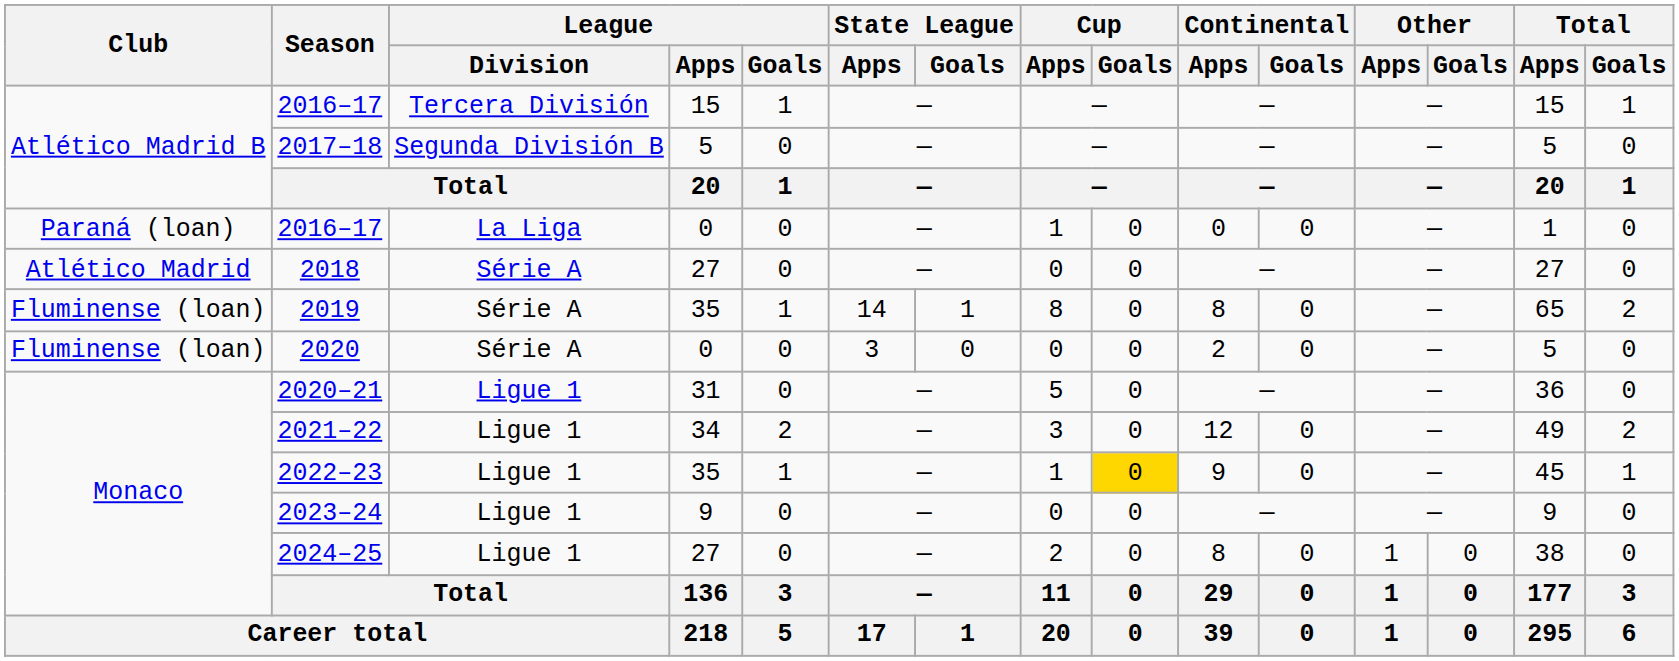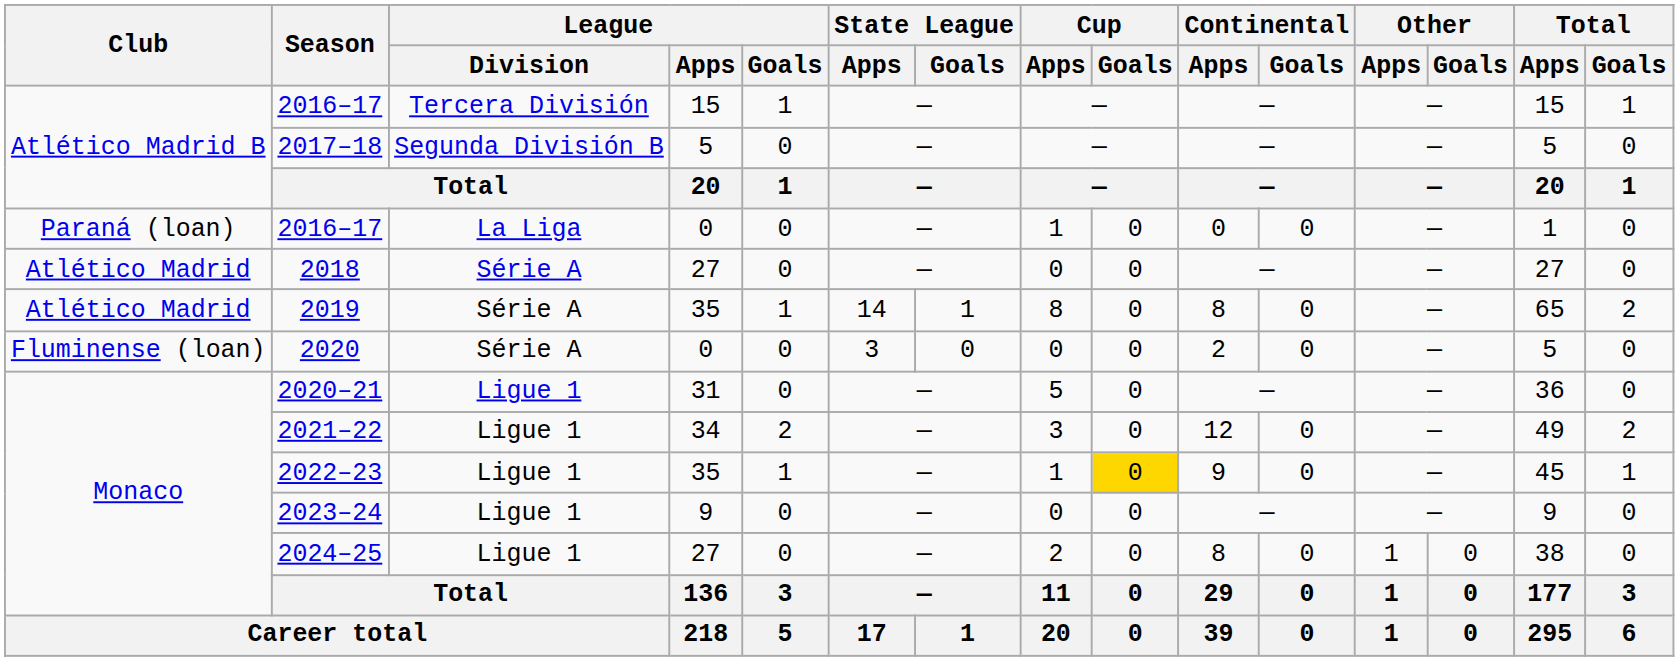(138, 310) Fluminense (loan) -> (138, 310) Atlético Madrid
